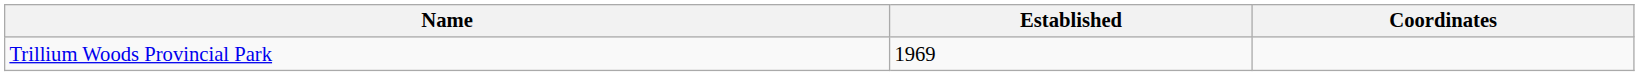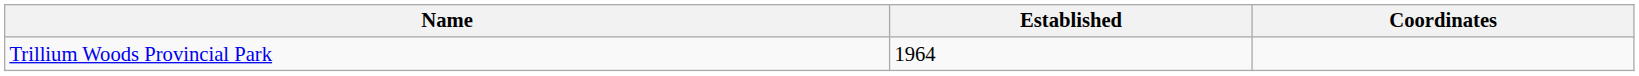(915, 53) 1969 -> (915, 53) 1964
